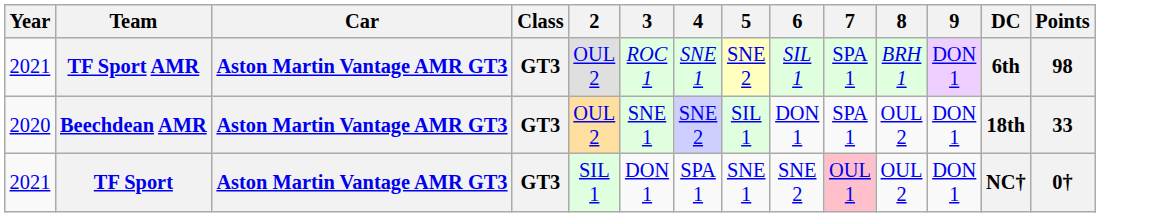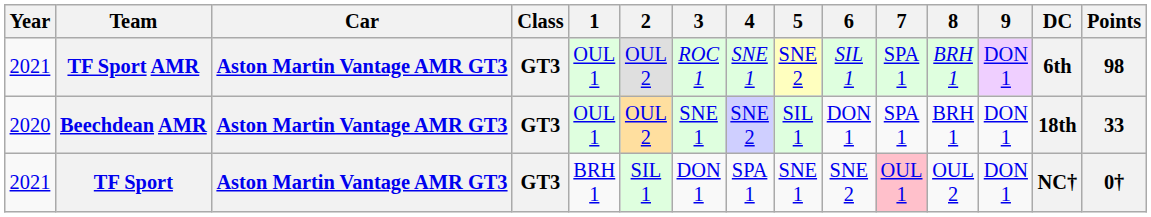+ column: (594, 20)
(902, 124) OUL 2 -> (953, 124) BRH 1
